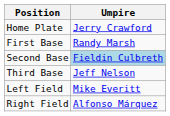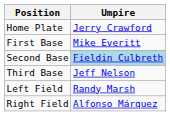(104, 42) Randy Marsh -> (107, 42) Mike Everitt
(107, 88) Mike Everitt -> (104, 88) Randy Marsh
